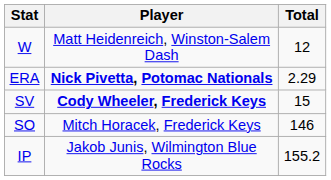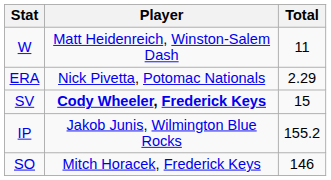(302, 47) 12 -> (302, 47) 11
(162, 78) bold -> (162, 78) normal
rows swapped: (25, 124) <-> (25, 156)
